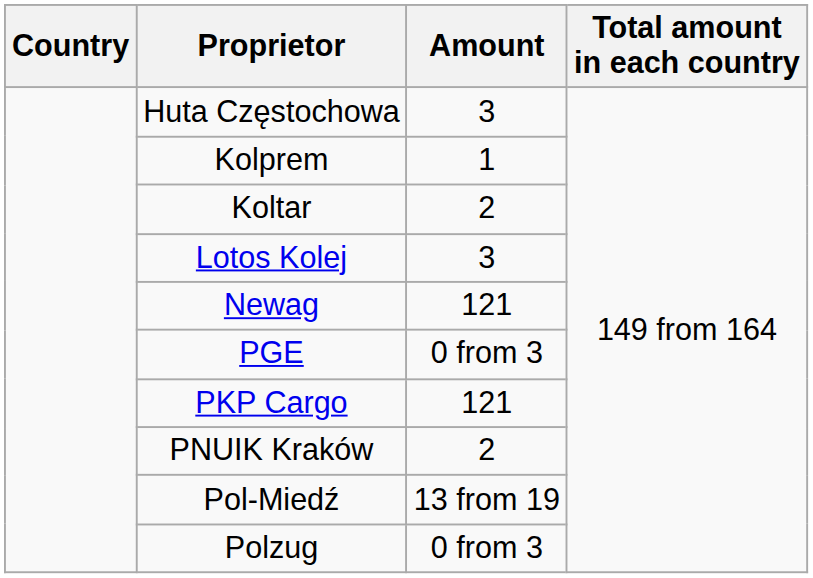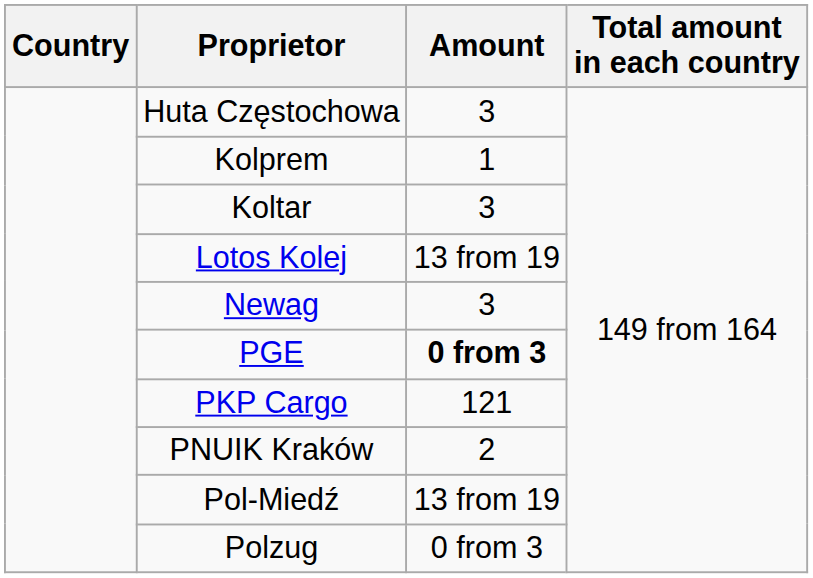(487, 208) 2 -> (487, 208) 3
(487, 256) 3 -> (487, 256) 13 from 19
(487, 305) 121 -> (487, 305) 3
(487, 353) normal -> (487, 353) bold
